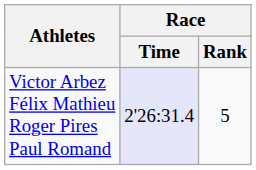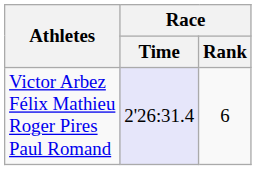(225, 116) 5 -> (225, 116) 6
